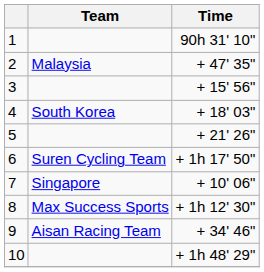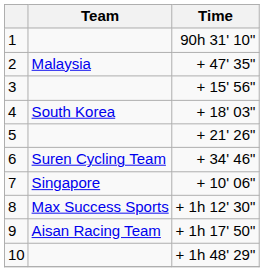(215, 159) + 1h 17' 50" -> (226, 159) + 34' 46"
(226, 231) + 34' 46" -> (215, 231) + 1h 17' 50"
